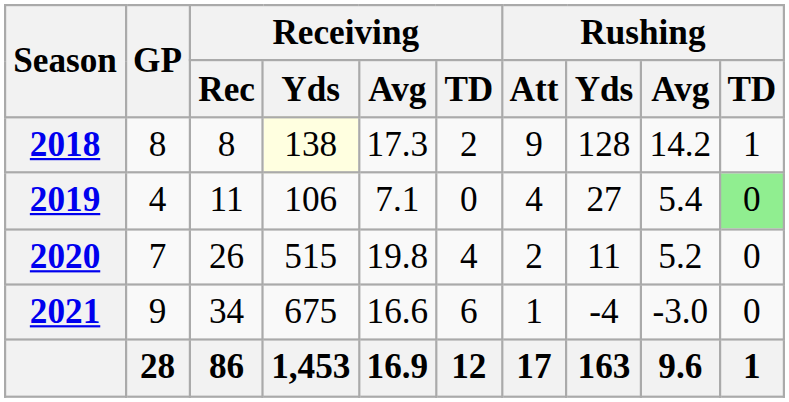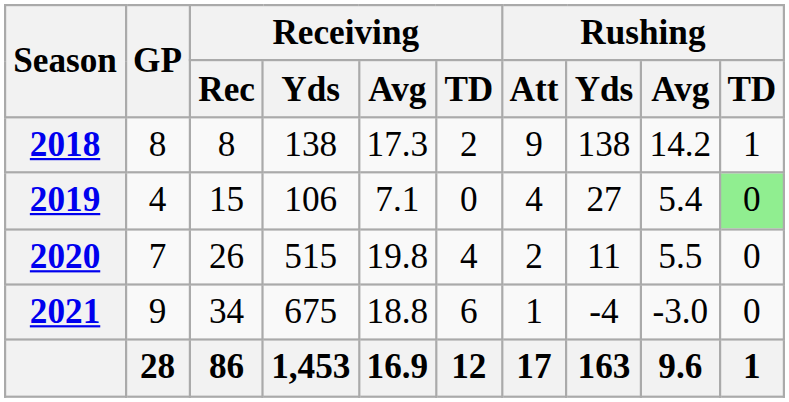(311, 144) lightyellow background -> (311, 144) no background
(604, 144) 128 -> (604, 144) 138
(227, 199) 11 -> (227, 199) 15
(680, 255) 5.2 -> (680, 255) 5.5
(397, 311) 16.6 -> (397, 311) 18.8
